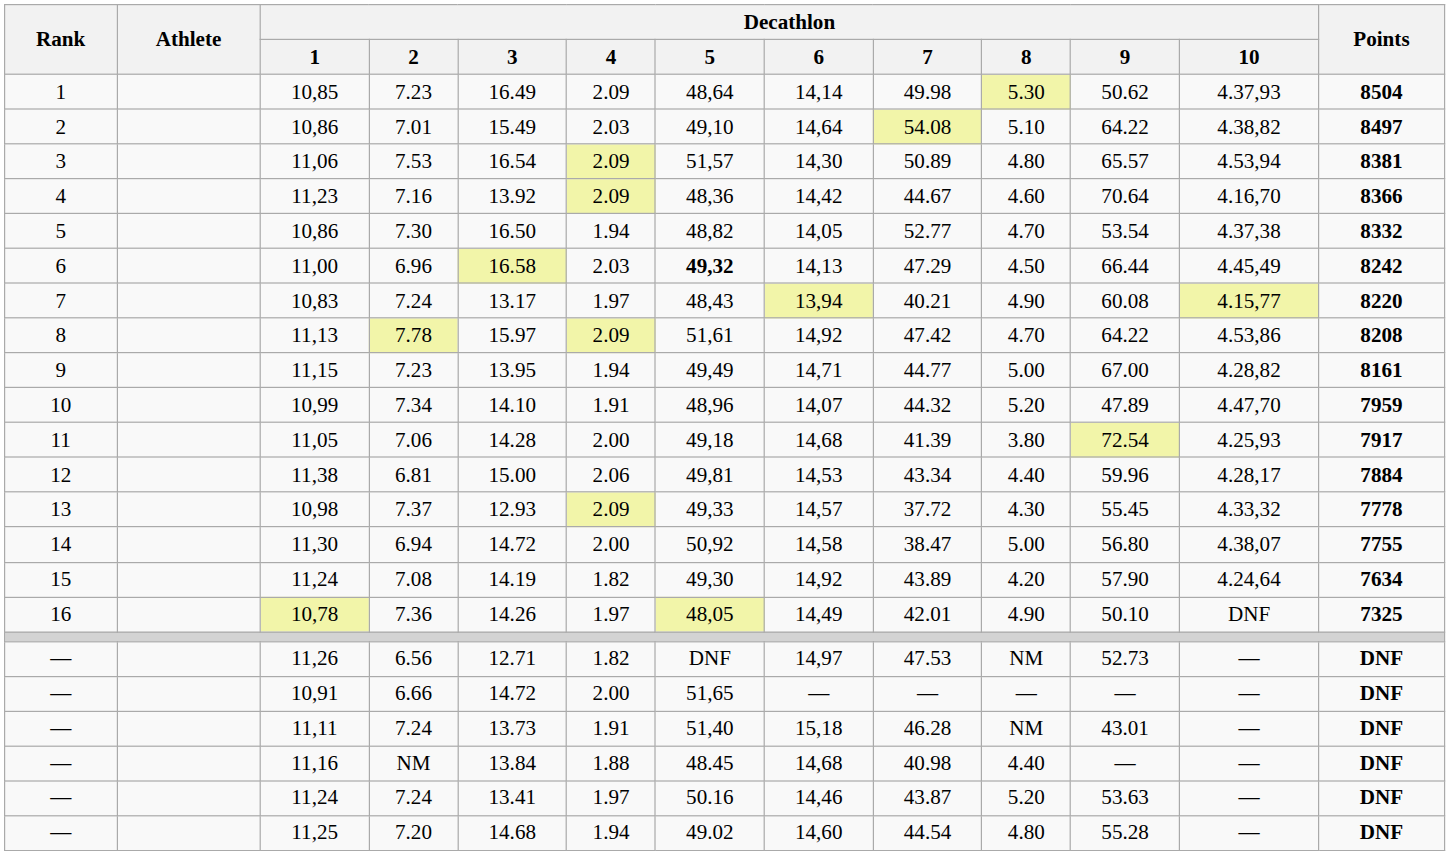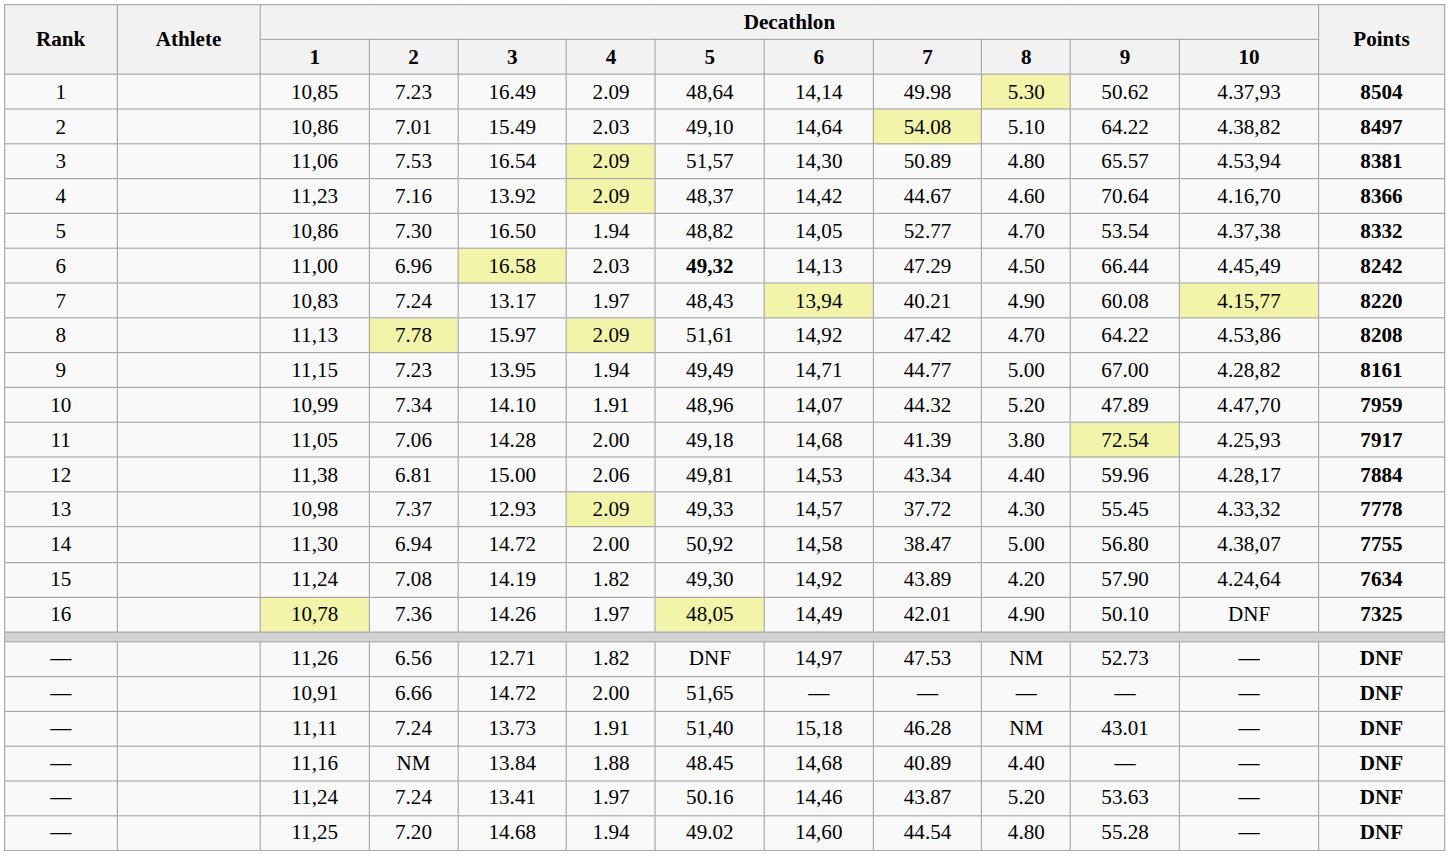(710, 195) 48,36 -> (710, 195) 48,37
(928, 762) 40.98 -> (928, 762) 40.89
